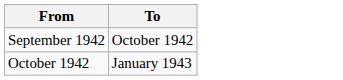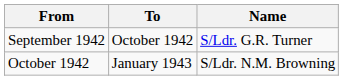+ column: (268, 16)
